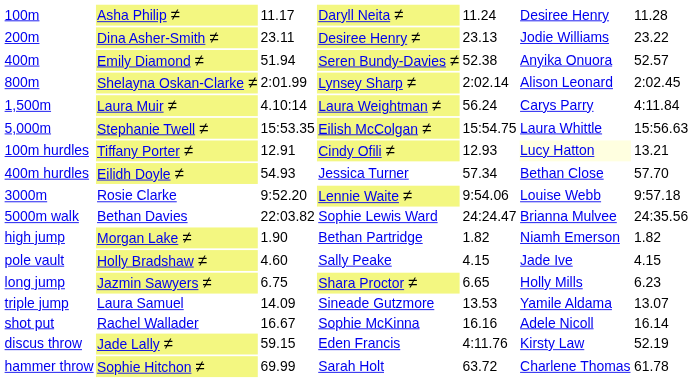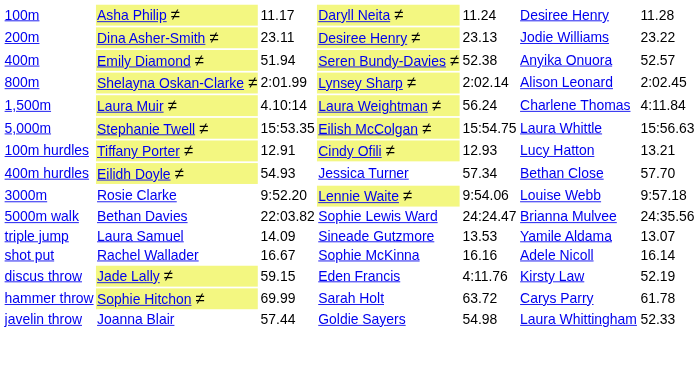(557, 105) Carys Parry -> (575, 105) Charlene Thomas
(557, 150) lightyellow background -> (557, 150) no background
- row: (35, 237)
- row: (34, 260)
- row: (35, 283)
(575, 366) Charlene Thomas -> (557, 298) Carys Parry
+ row: (43, 319)
